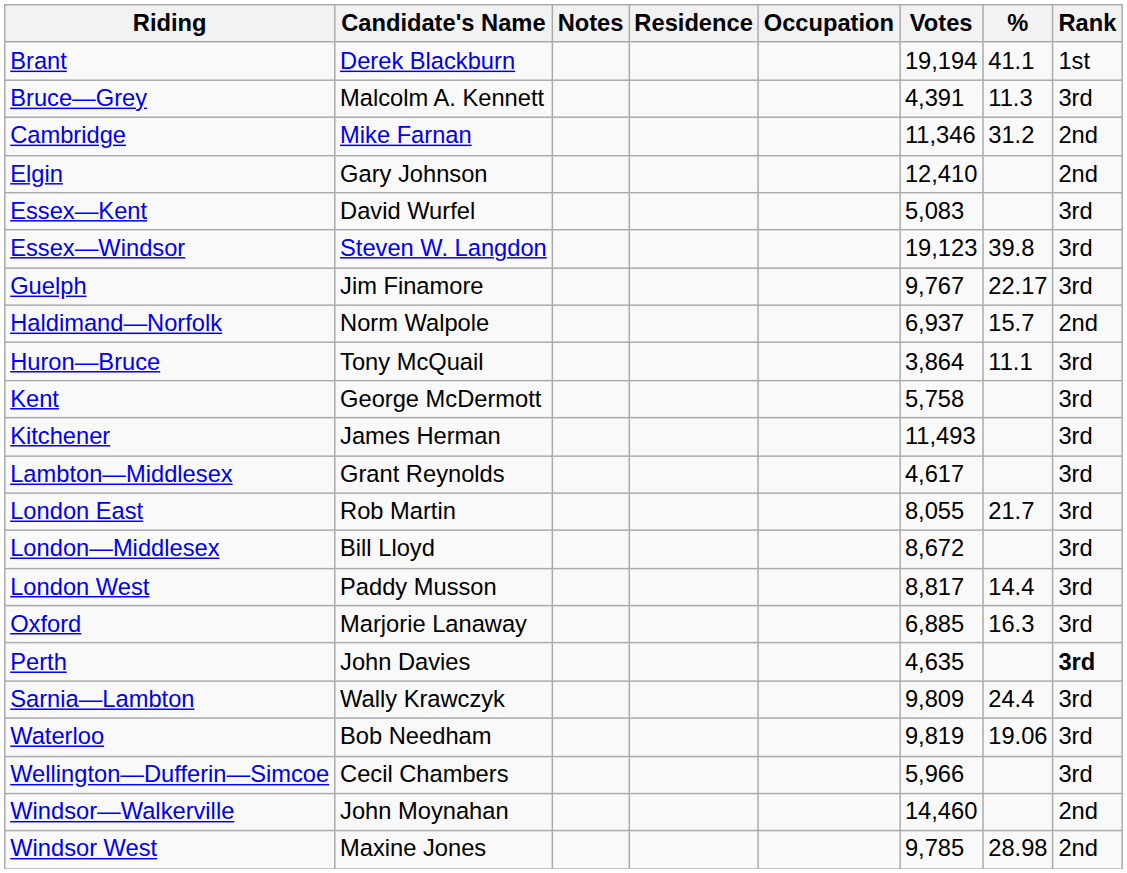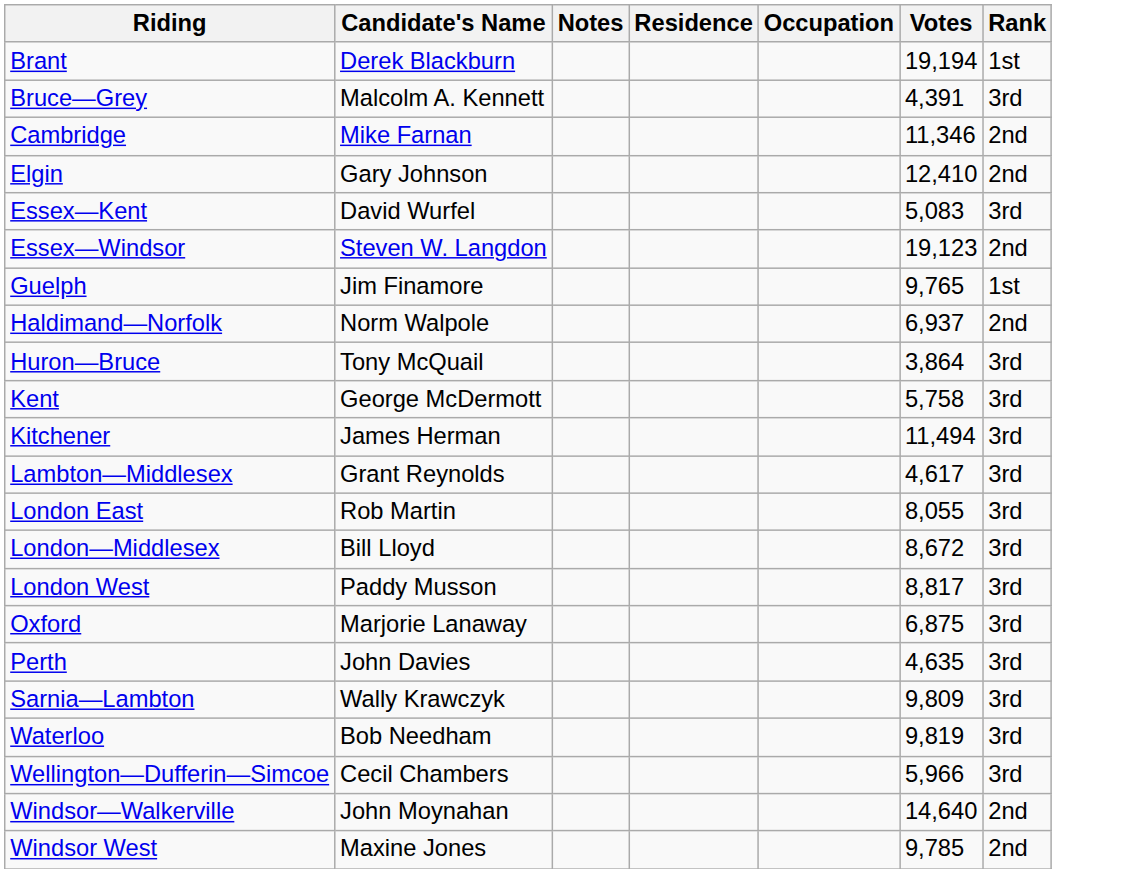- column: (1018, 23)
(1076, 248) 3rd -> (1008, 248) 2nd
(935, 286) 9,767 -> (935, 286) 9,765
(1076, 286) 3rd -> (1004, 286) 1st
(940, 436) 11,493 -> (940, 436) 11,494
(935, 624) 6,885 -> (935, 624) 6,875
(1077, 661) bold -> (1005, 661) normal
(941, 811) 14,460 -> (941, 811) 14,640
